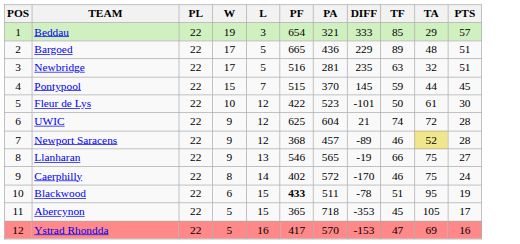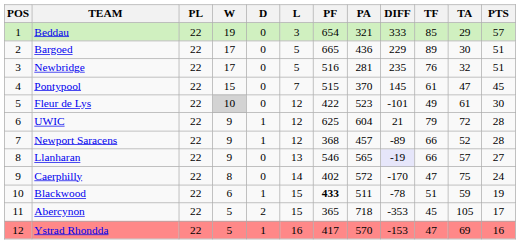+ column: (263, 13)
(431, 49) 48 -> (465, 49) 30
(398, 67) 63 -> (431, 67) 76
(398, 85) 59 -> (431, 85) 61
(431, 85) 44 -> (465, 85) 47
(229, 103) no background -> (229, 103) lightgrey background
(398, 103) 50 -> (431, 103) 49
(398, 121) 74 -> (431, 121) 79
(398, 139) 46 -> (431, 139) 66
(431, 139) khaki background -> (465, 139) no background
(364, 157) no background -> (398, 157) lavender background
(431, 157) 75 -> (465, 157) 57
(398, 176) 46 -> (431, 176) 47
(431, 194) 95 -> (465, 194) 59
